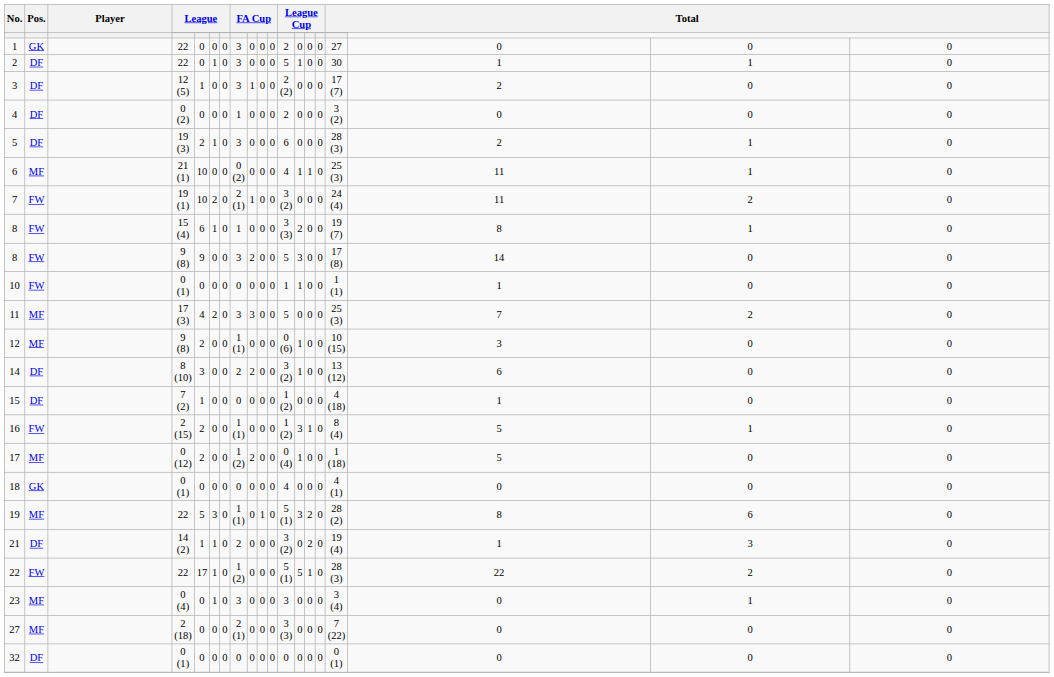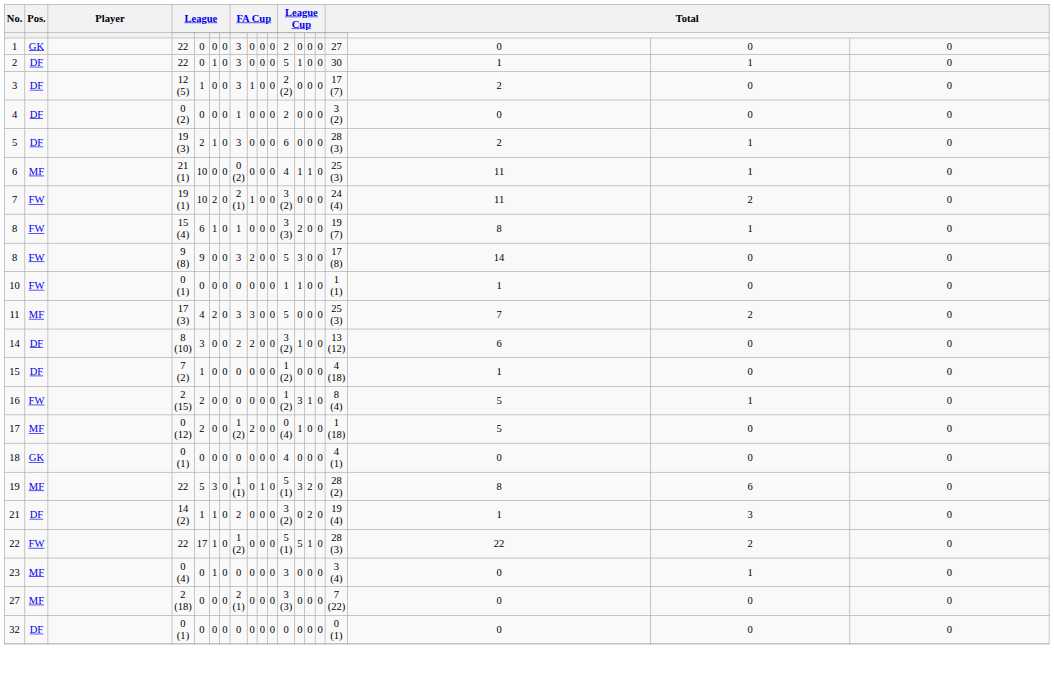- row: (15, 343)
(239, 429) 1 (1) -> (239, 400) 0
(239, 601) 3 -> (239, 572) 0
